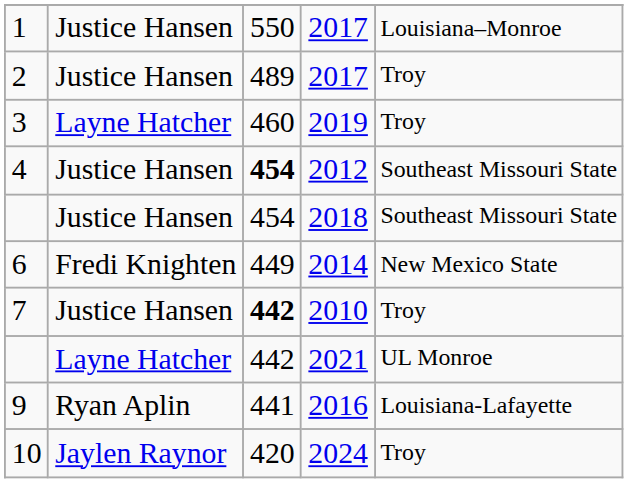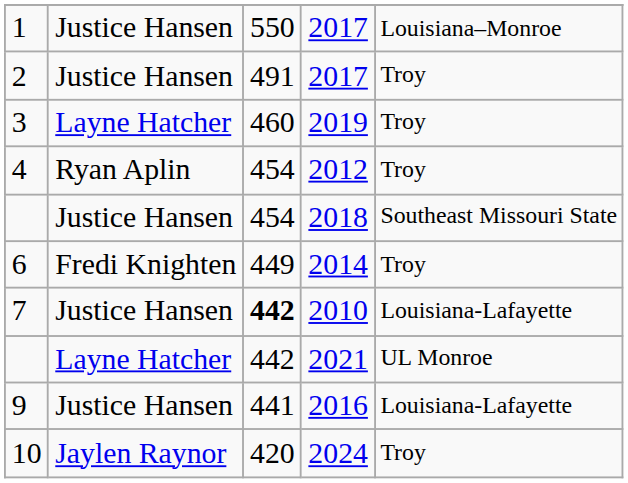(272, 75) 489 -> (272, 75) 491
(144, 169) Justice Hansen -> (123, 169) Ryan Aplin
(272, 169) bold -> (272, 169) normal
(499, 169) Southeast Missouri State -> (403, 169) Troy
(469, 264) New Mexico State -> (403, 264) Troy
(403, 311) Troy -> (476, 311) Louisiana-Lafayette
(123, 405) Ryan Aplin -> (144, 405) Justice Hansen
